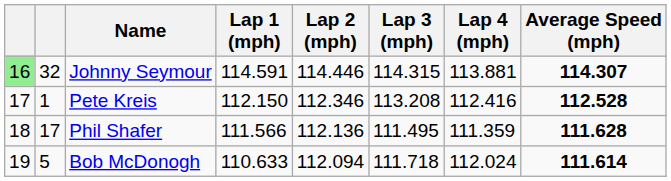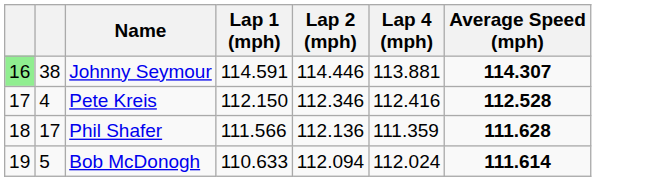- column: (407, 31)
(50, 71) 32 -> (50, 71) 38
(44, 101) 1 -> (44, 101) 4
